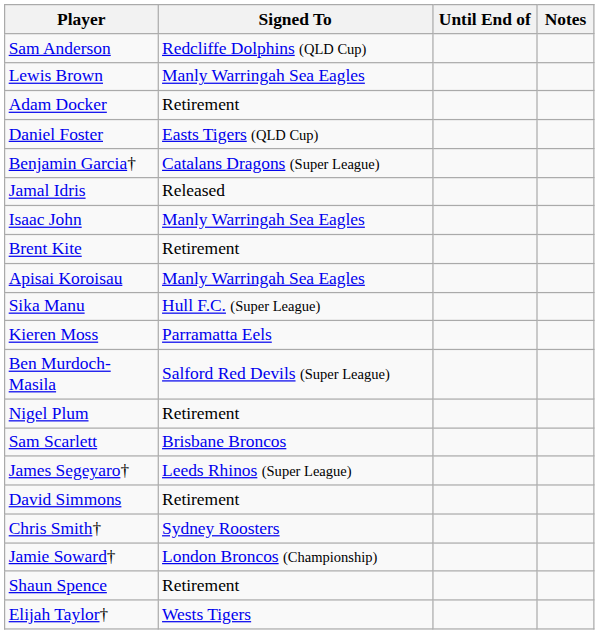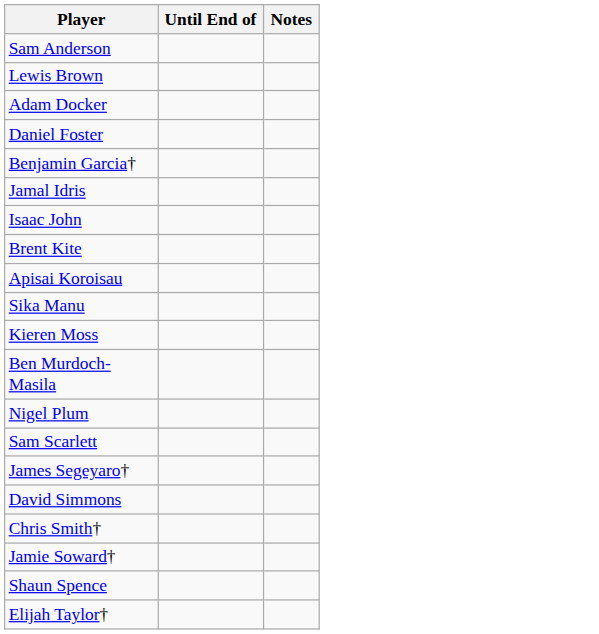- column: (295, 19)
